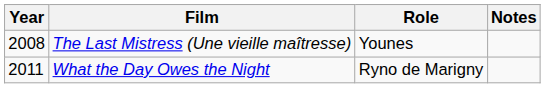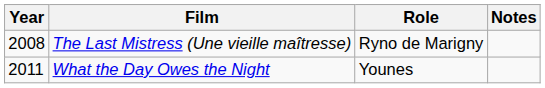(386, 43) Younes -> (421, 43) Ryno de Marigny
(421, 69) Ryno de Marigny -> (386, 69) Younes
